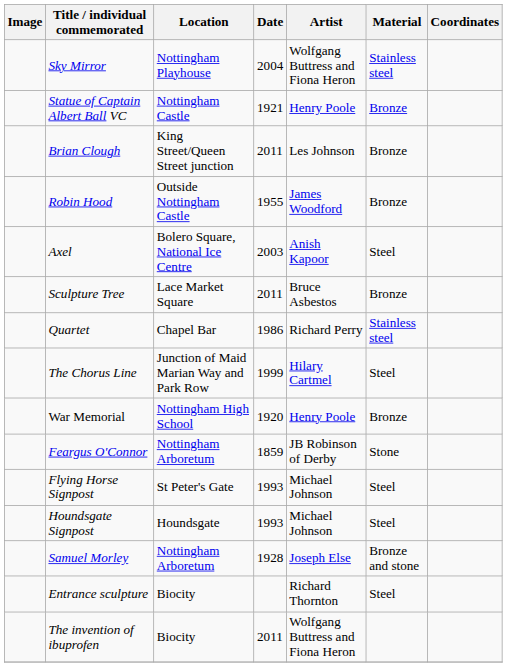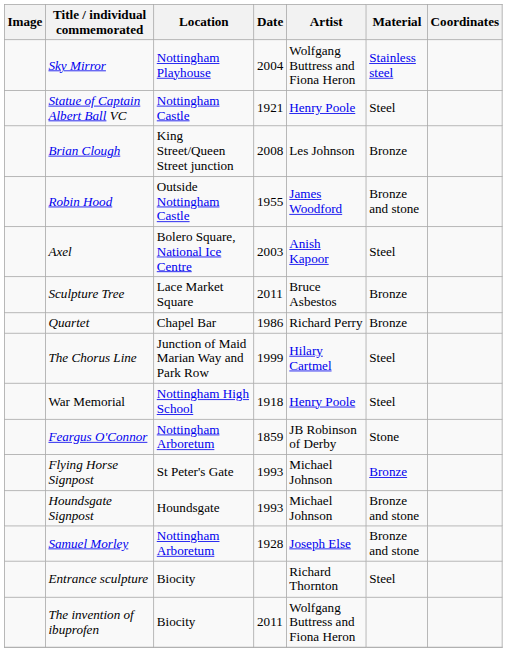(388, 108) Bronze -> (382, 108) Steel
(270, 151) 2011 -> (270, 151) 2008
(388, 201) Bronze -> (394, 201) Bronze and stone
(393, 330) Stainless steel -> (388, 322) Bronze
(270, 416) 1920 -> (270, 401) 1918
(388, 416) Bronze -> (382, 401) Steel
(382, 487) Steel -> (388, 472) Bronze
(382, 522) Steel -> (394, 508) Bronze and stone
